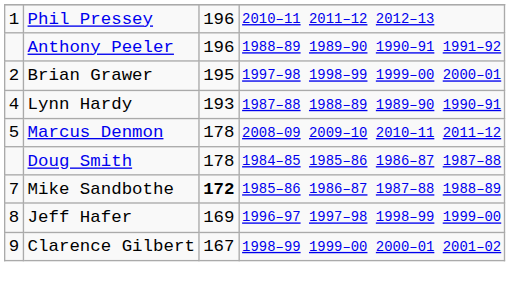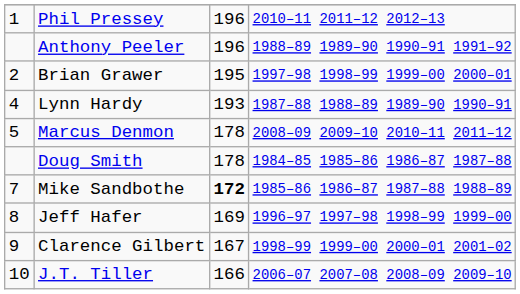+ row: (96, 274)
